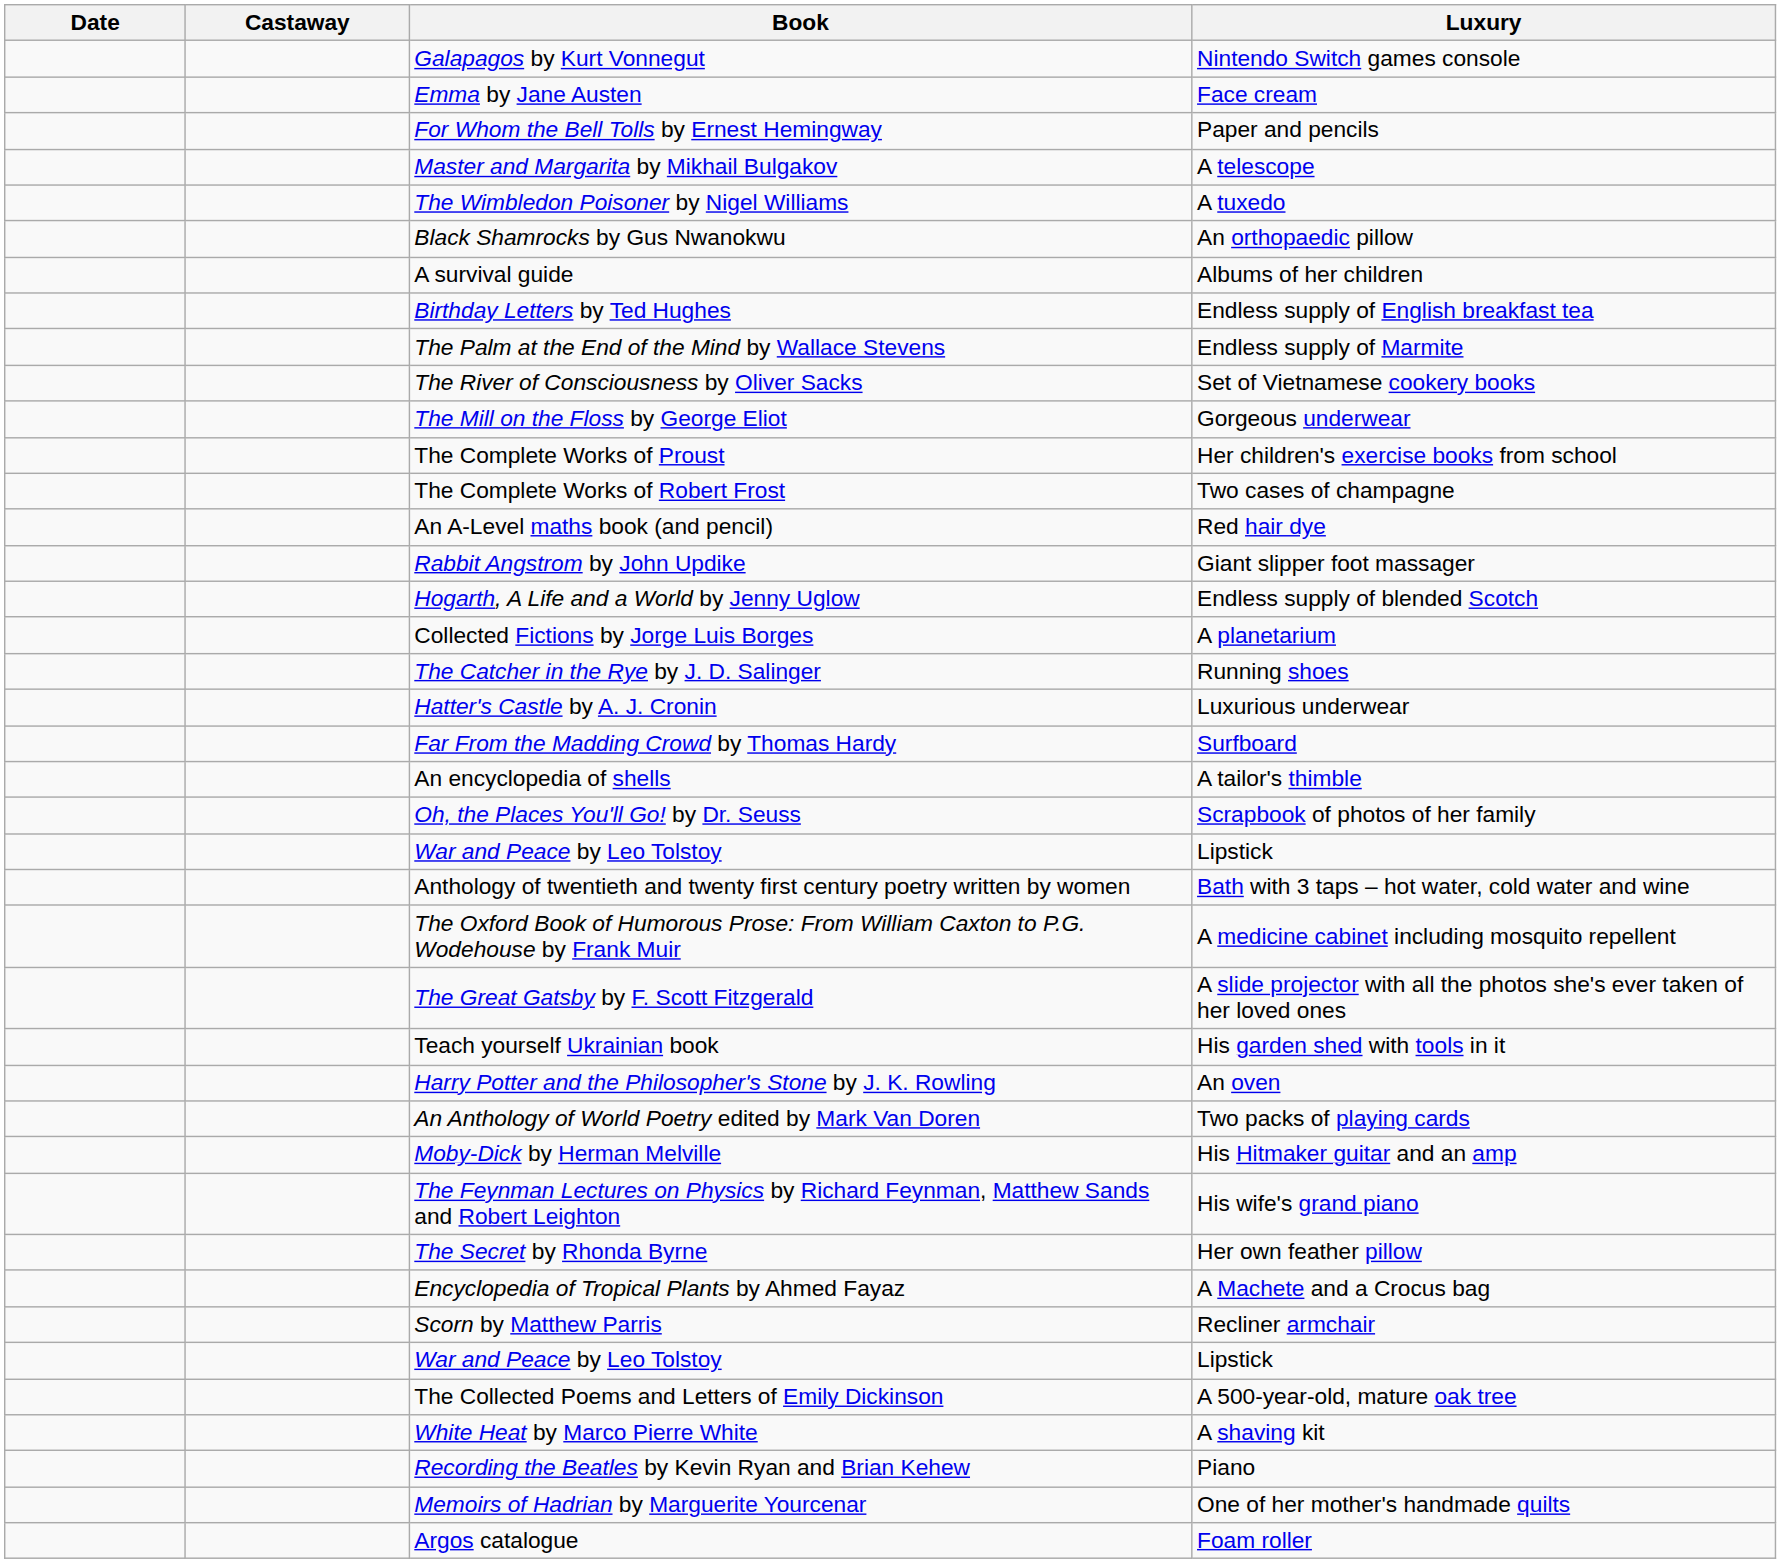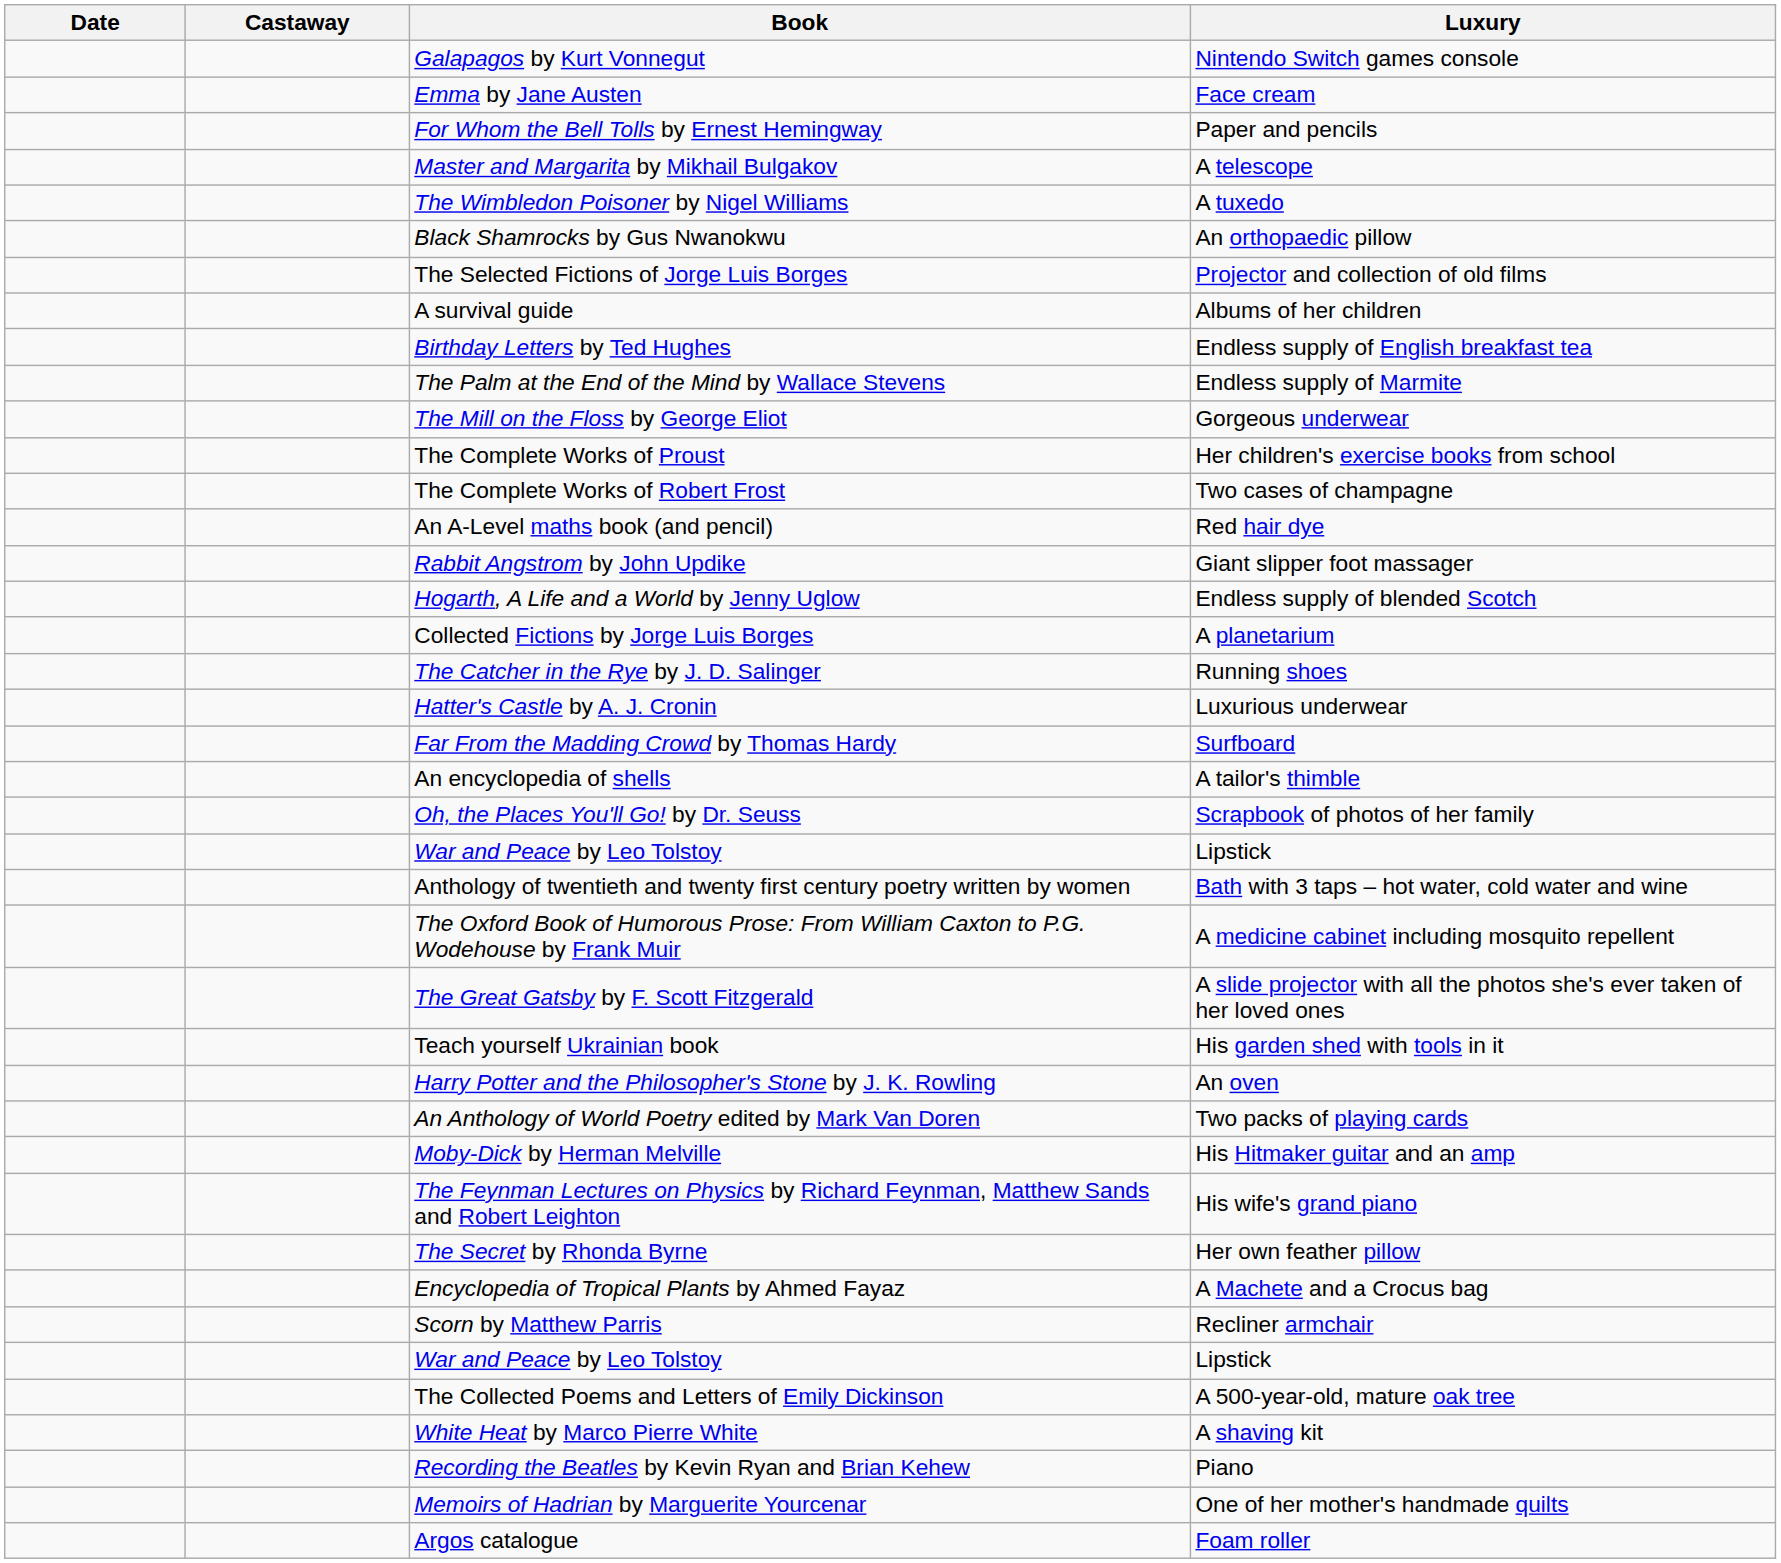+ row: (631, 274)
- row: (638, 382)
